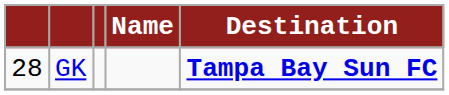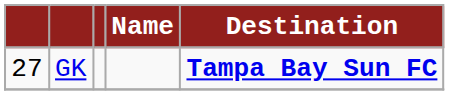(27, 69) 28 -> (27, 69) 27
